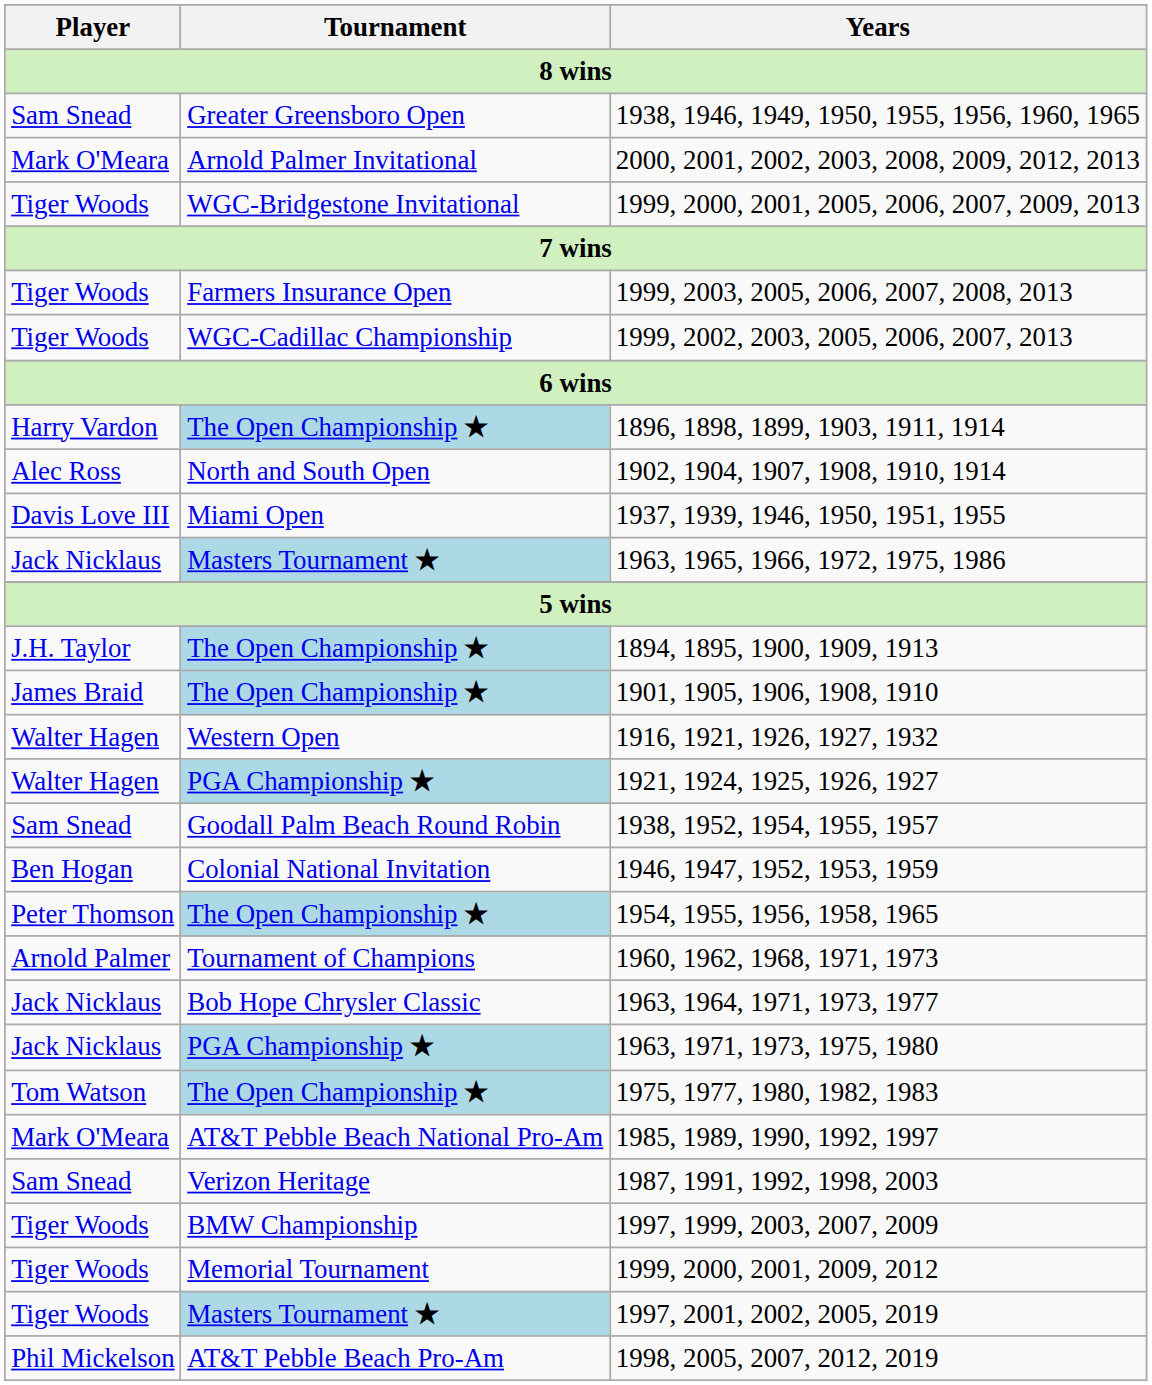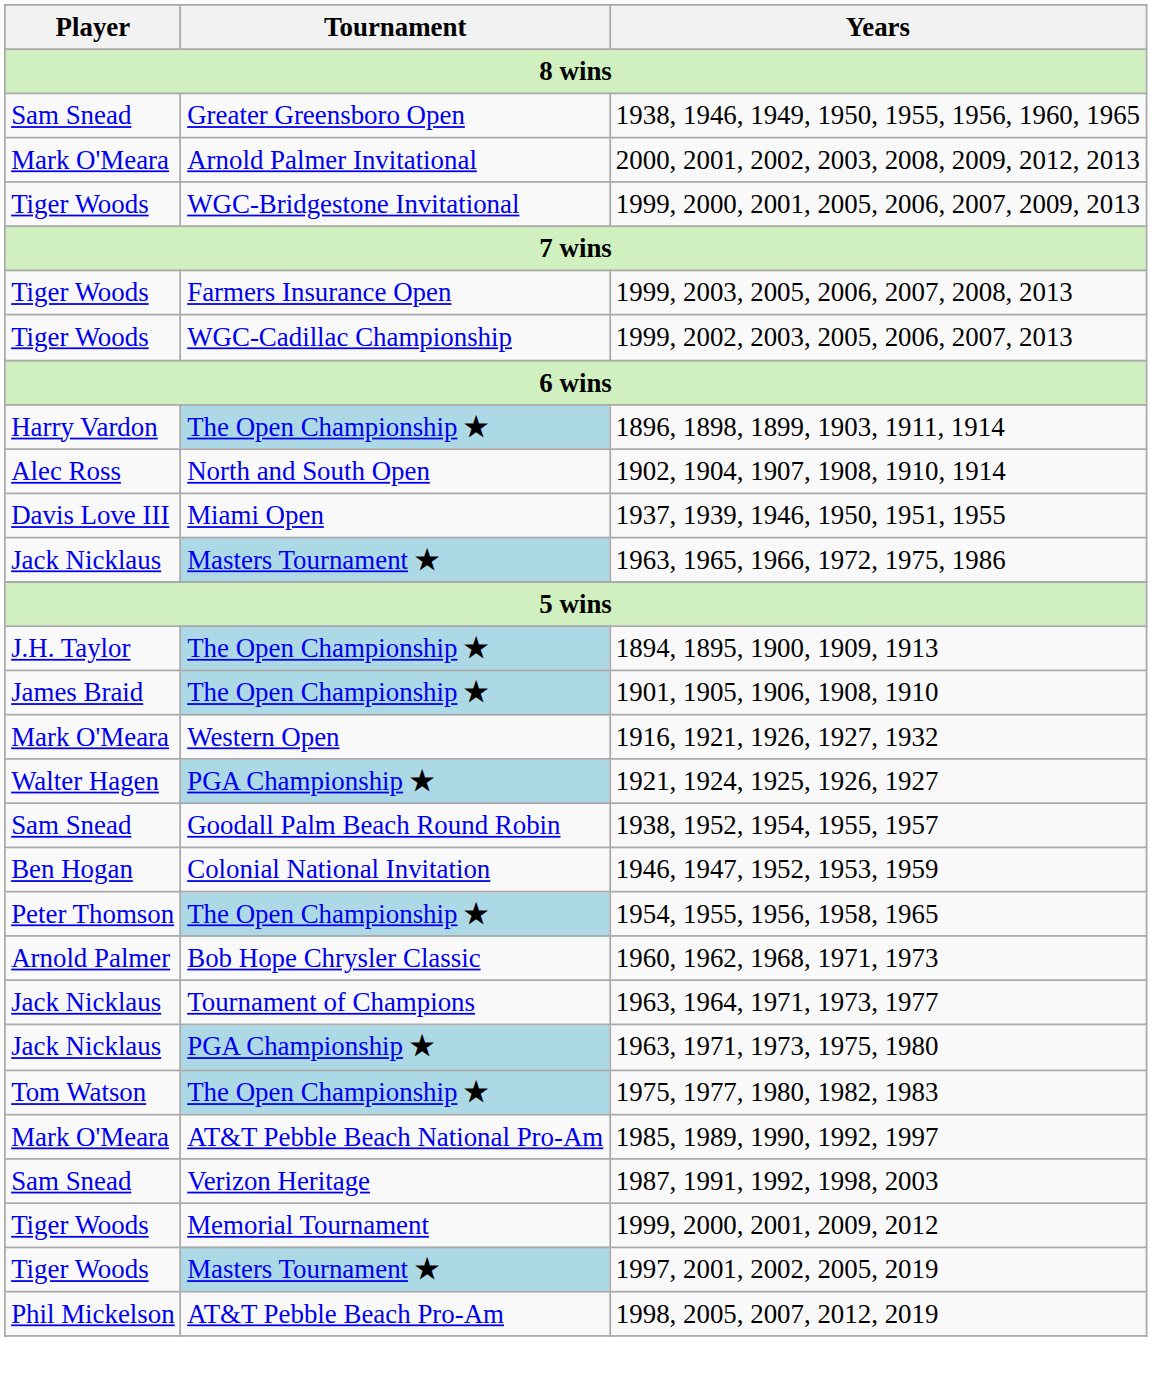(85, 736) Walter Hagen -> (90, 736) Mark O'Meara
(331, 958) Tournament of Champions -> (334, 958) Bob Hope Chrysler Classic
(334, 1002) Bob Hope Chrysler Classic -> (331, 1002) Tournament of Champions
- row: (777, 1224)
